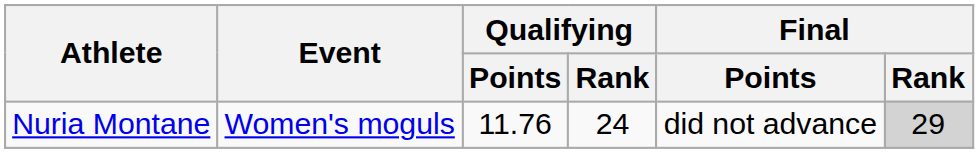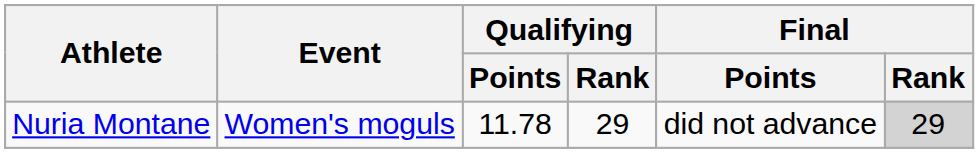(515, 125) 11.76 -> (515, 125) 11.78
(612, 125) 24 -> (612, 125) 29
